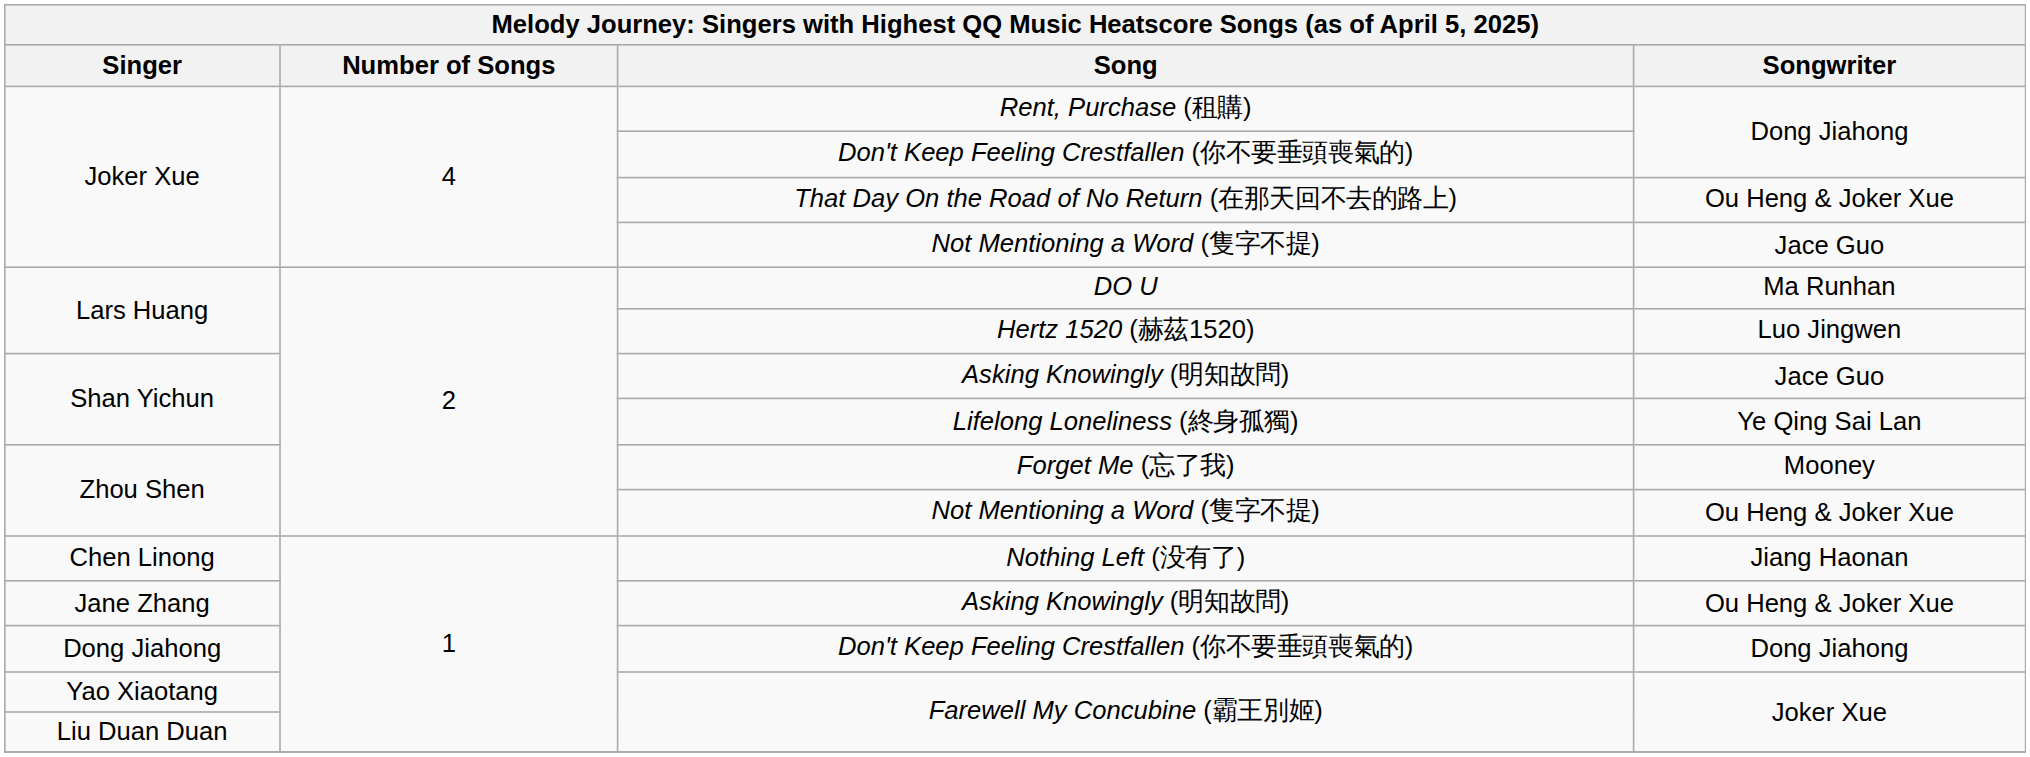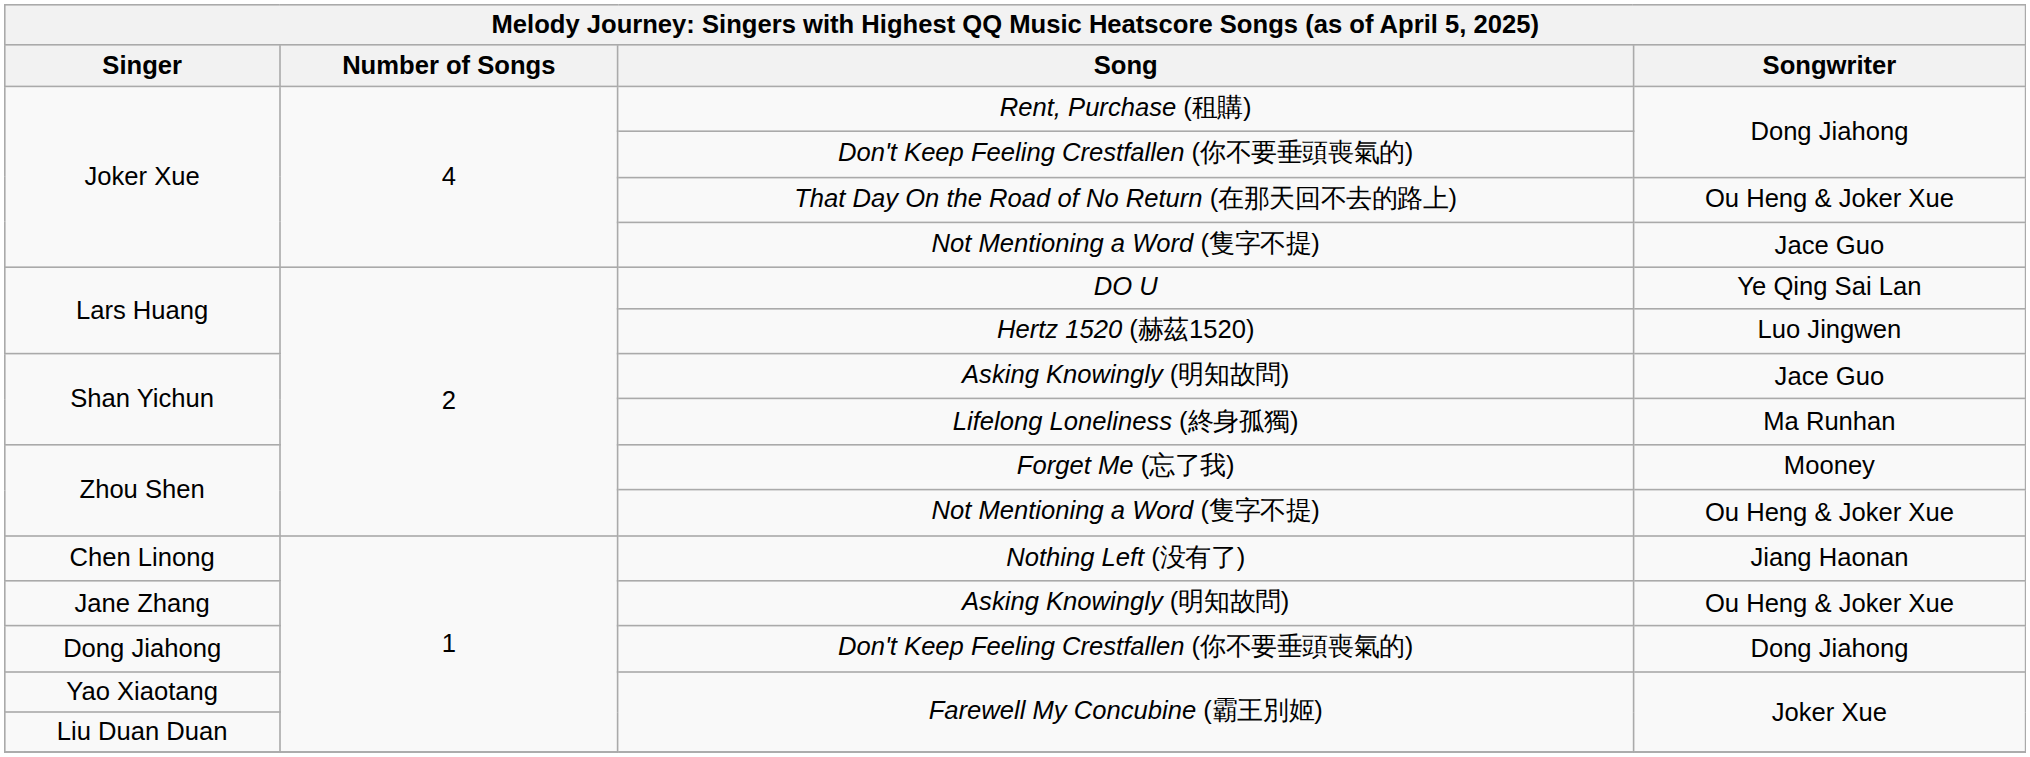(1829, 287) Ma Runhan -> (1829, 287) Ye Qing Sai Lan
(1829, 421) Ye Qing Sai Lan -> (1829, 421) Ma Runhan
